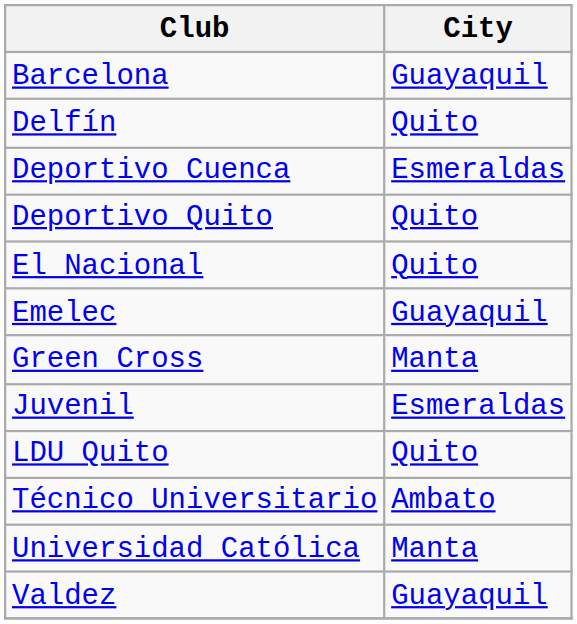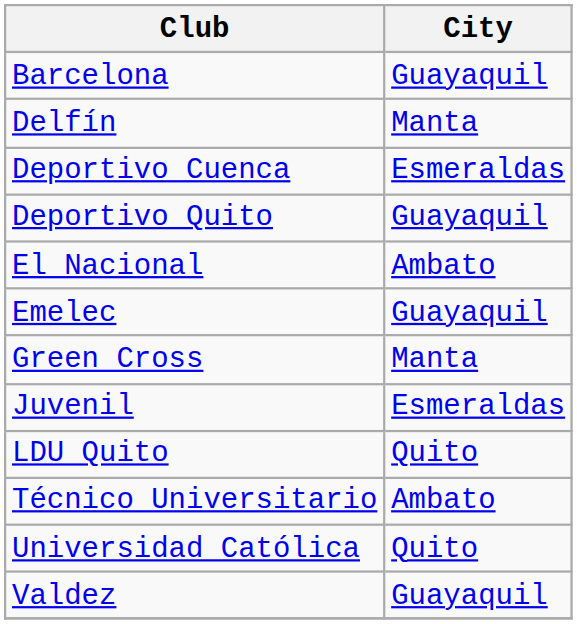(435, 123) Quito -> (435, 123) Manta
(435, 218) Quito -> (469, 218) Guayaquil
(435, 265) Quito -> (443, 265) Ambato
(435, 548) Manta -> (435, 548) Quito
